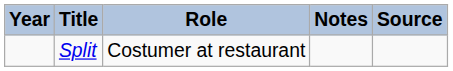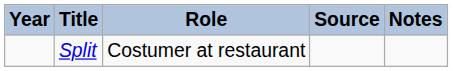columns swapped: (341, 19) <-> (410, 19)
